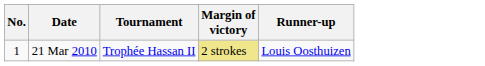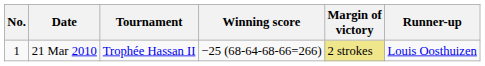+ column: (261, 22)
